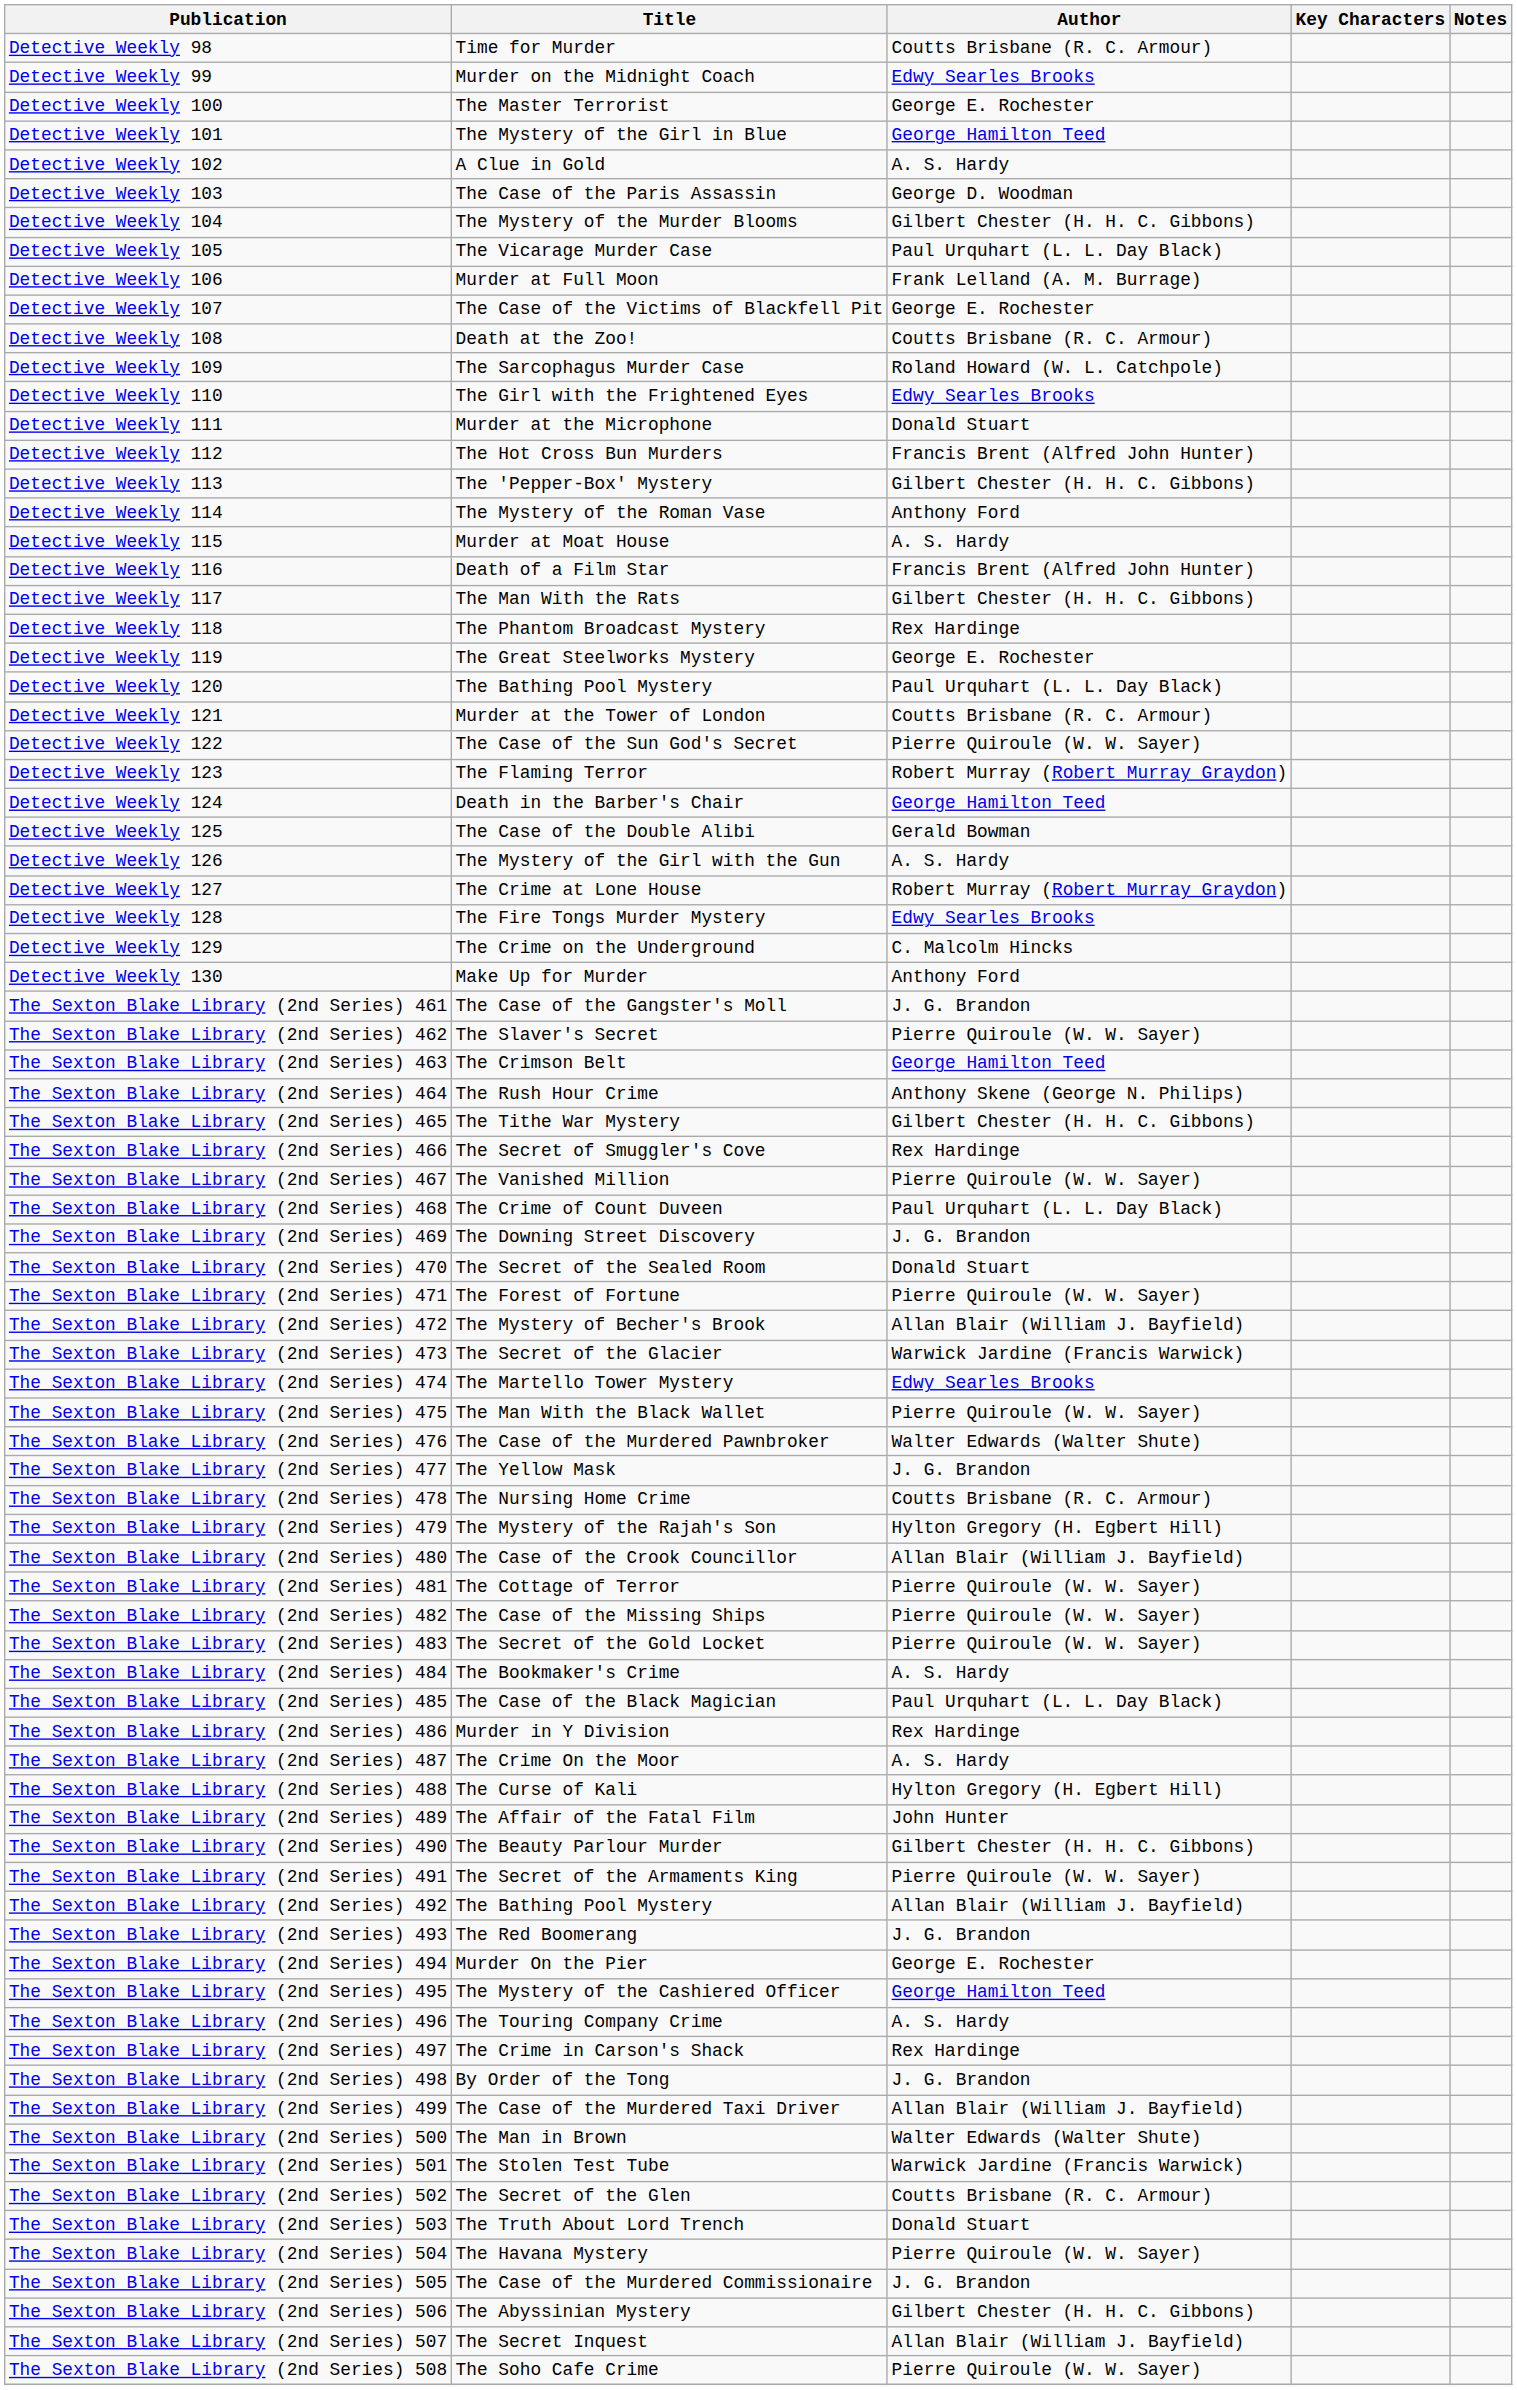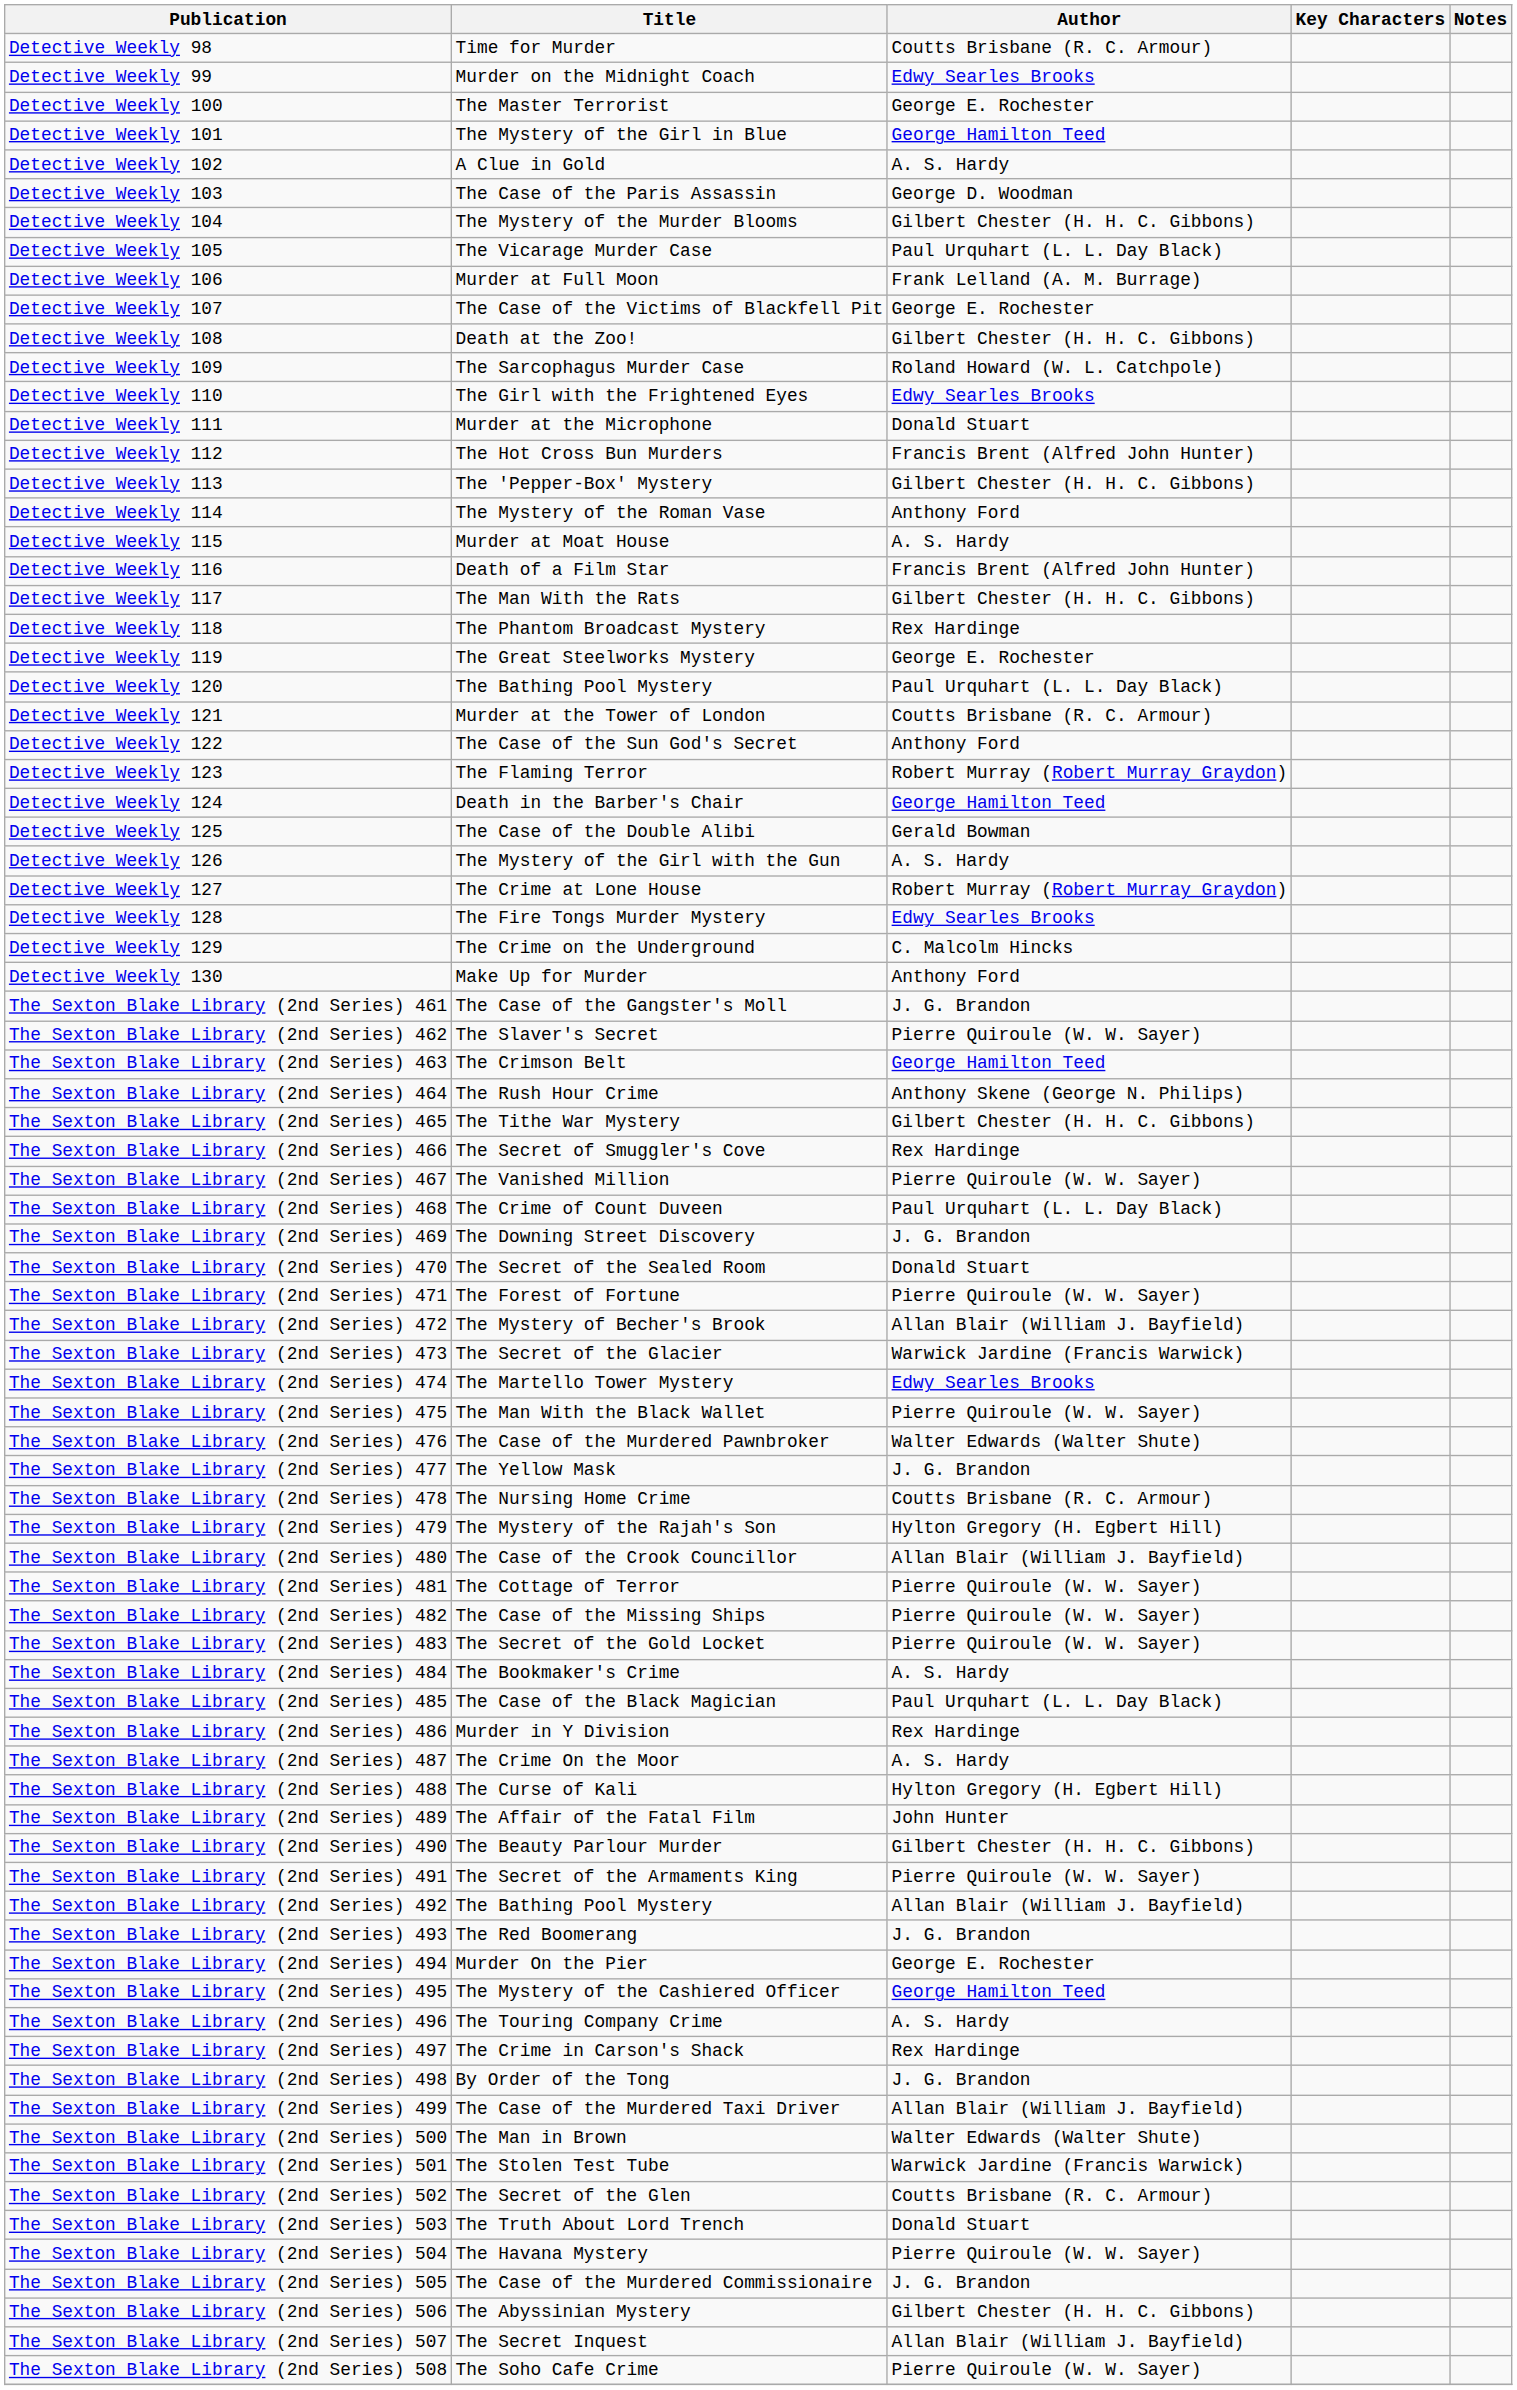(1052, 338) Coutts Brisbane (R. C. Armour) -> (1073, 338) Gilbert Chester (H. H. C. Gibbons)
(1047, 745) Pierre Quiroule (W. W. Sayer) -> (956, 745) Anthony Ford
